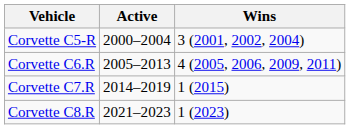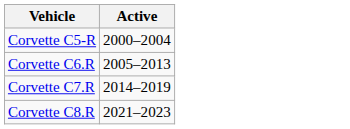- column: (259, 16)
